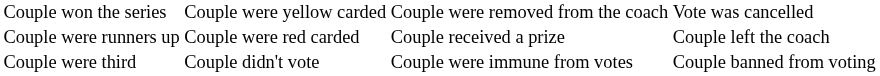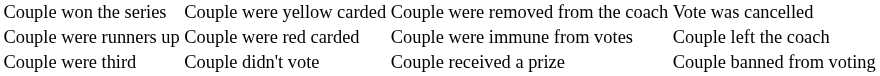(478, 37) Couple received a prize -> (512, 37) Couple were immune from votes
(512, 62) Couple were immune from votes -> (478, 62) Couple received a prize
